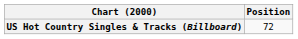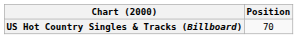(268, 27) 72 -> (268, 27) 70
